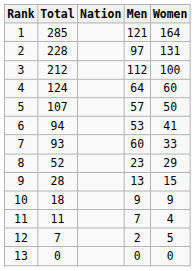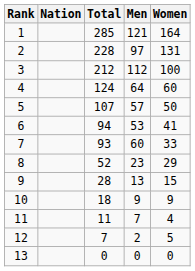columns swapped: (101, 14) <-> (57, 14)
